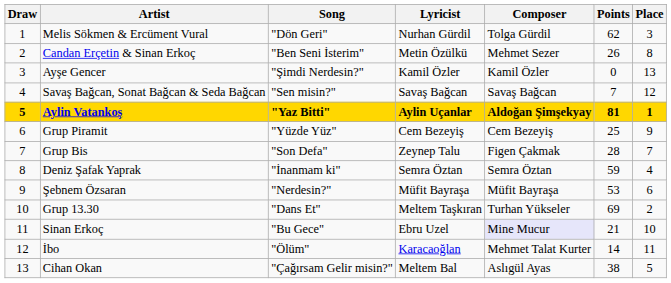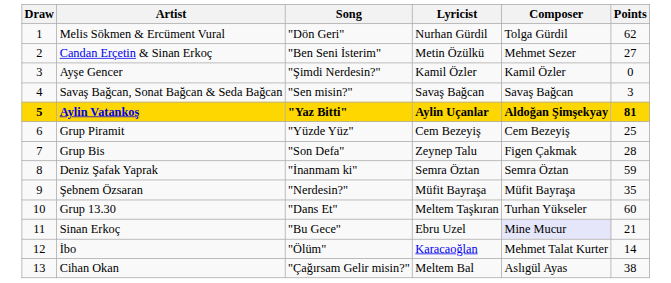- column: (650, 14)
(613, 53) 26 -> (630, 53) 27
(613, 92) 7 -> (630, 92) 3
(613, 190) 53 -> (630, 190) 35
(613, 209) 69 -> (630, 209) 60
